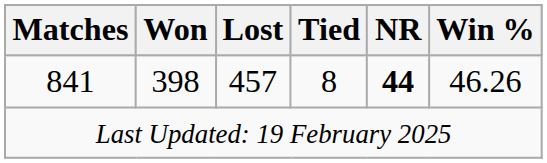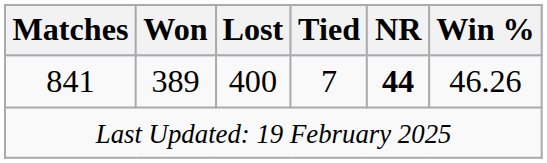(176, 81) 398 -> (176, 81) 389
(253, 81) 457 -> (253, 81) 400
(329, 81) 8 -> (329, 81) 7
